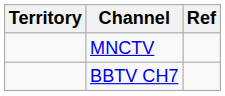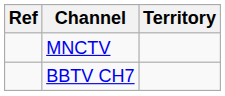columns swapped: (45, 18) <-> (201, 18)
